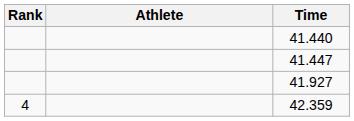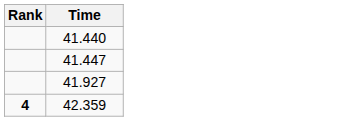- column: (159, 15)
(25, 104) normal -> (25, 104) bold
